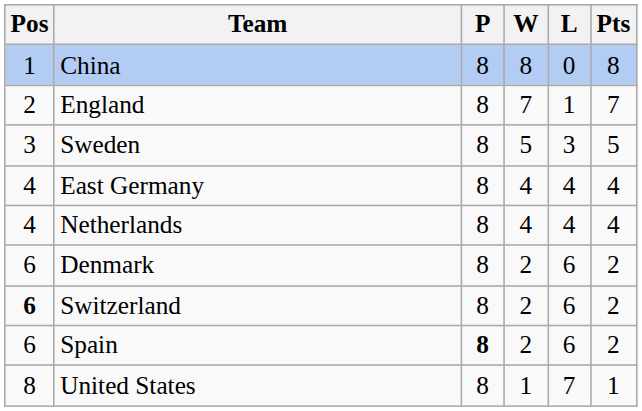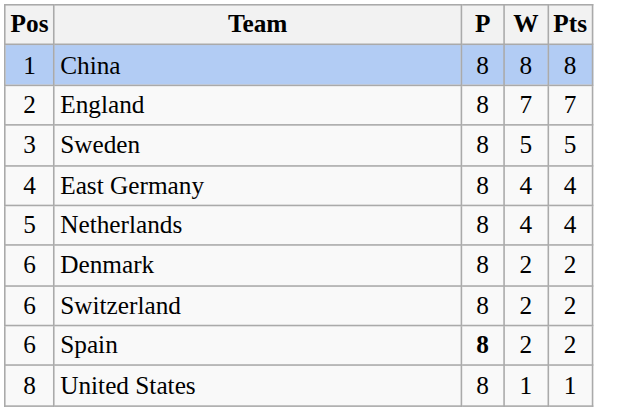- column: (569, 24)
(30, 225) 4 -> (30, 225) 5
(30, 305) bold -> (30, 305) normal
